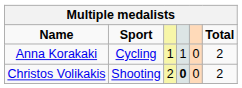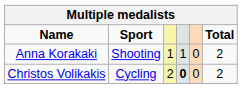(136, 54) Cycling -> (136, 54) Shooting
(136, 74) Shooting -> (136, 74) Cycling
